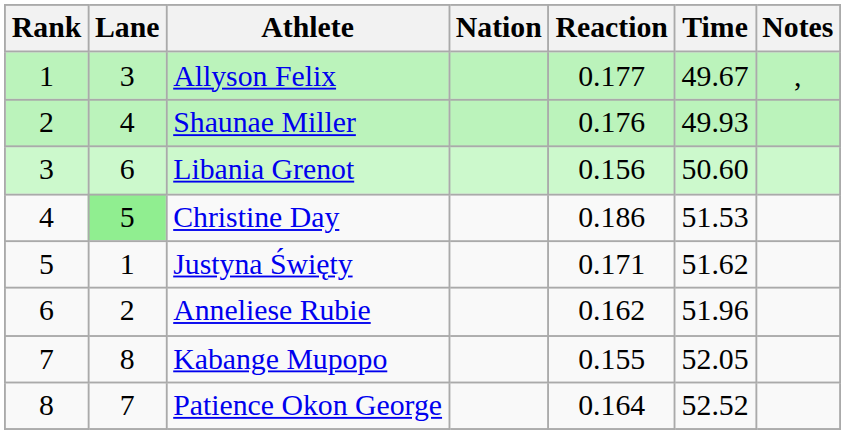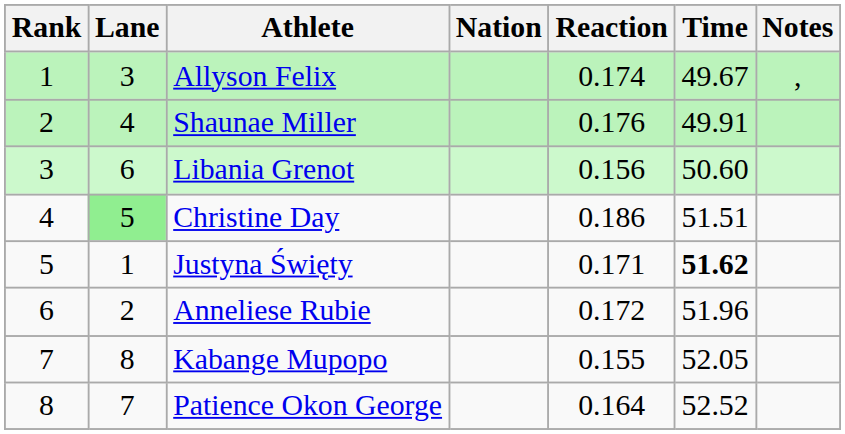(612, 75) 0.177 -> (612, 75) 0.174
(715, 122) 49.93 -> (715, 122) 49.91
(715, 216) 51.53 -> (715, 216) 51.51
(715, 264) normal -> (715, 264) bold
(612, 311) 0.162 -> (612, 311) 0.172
